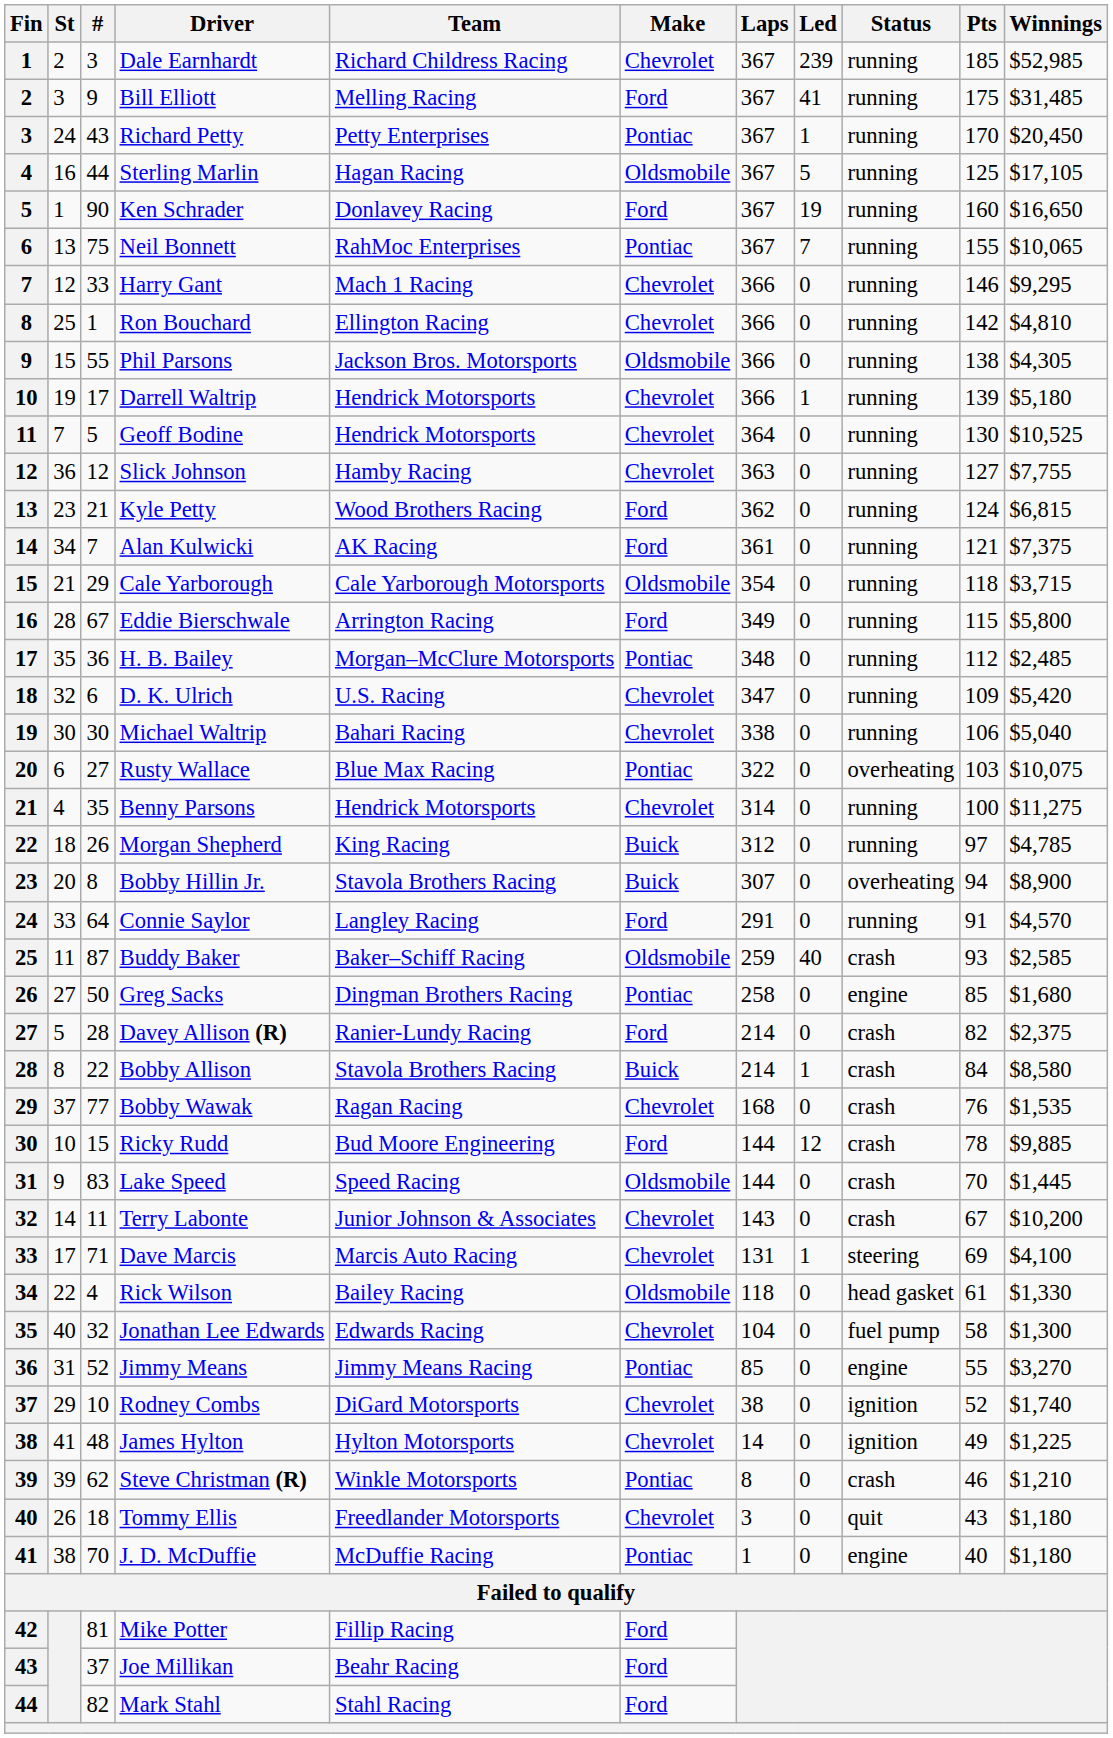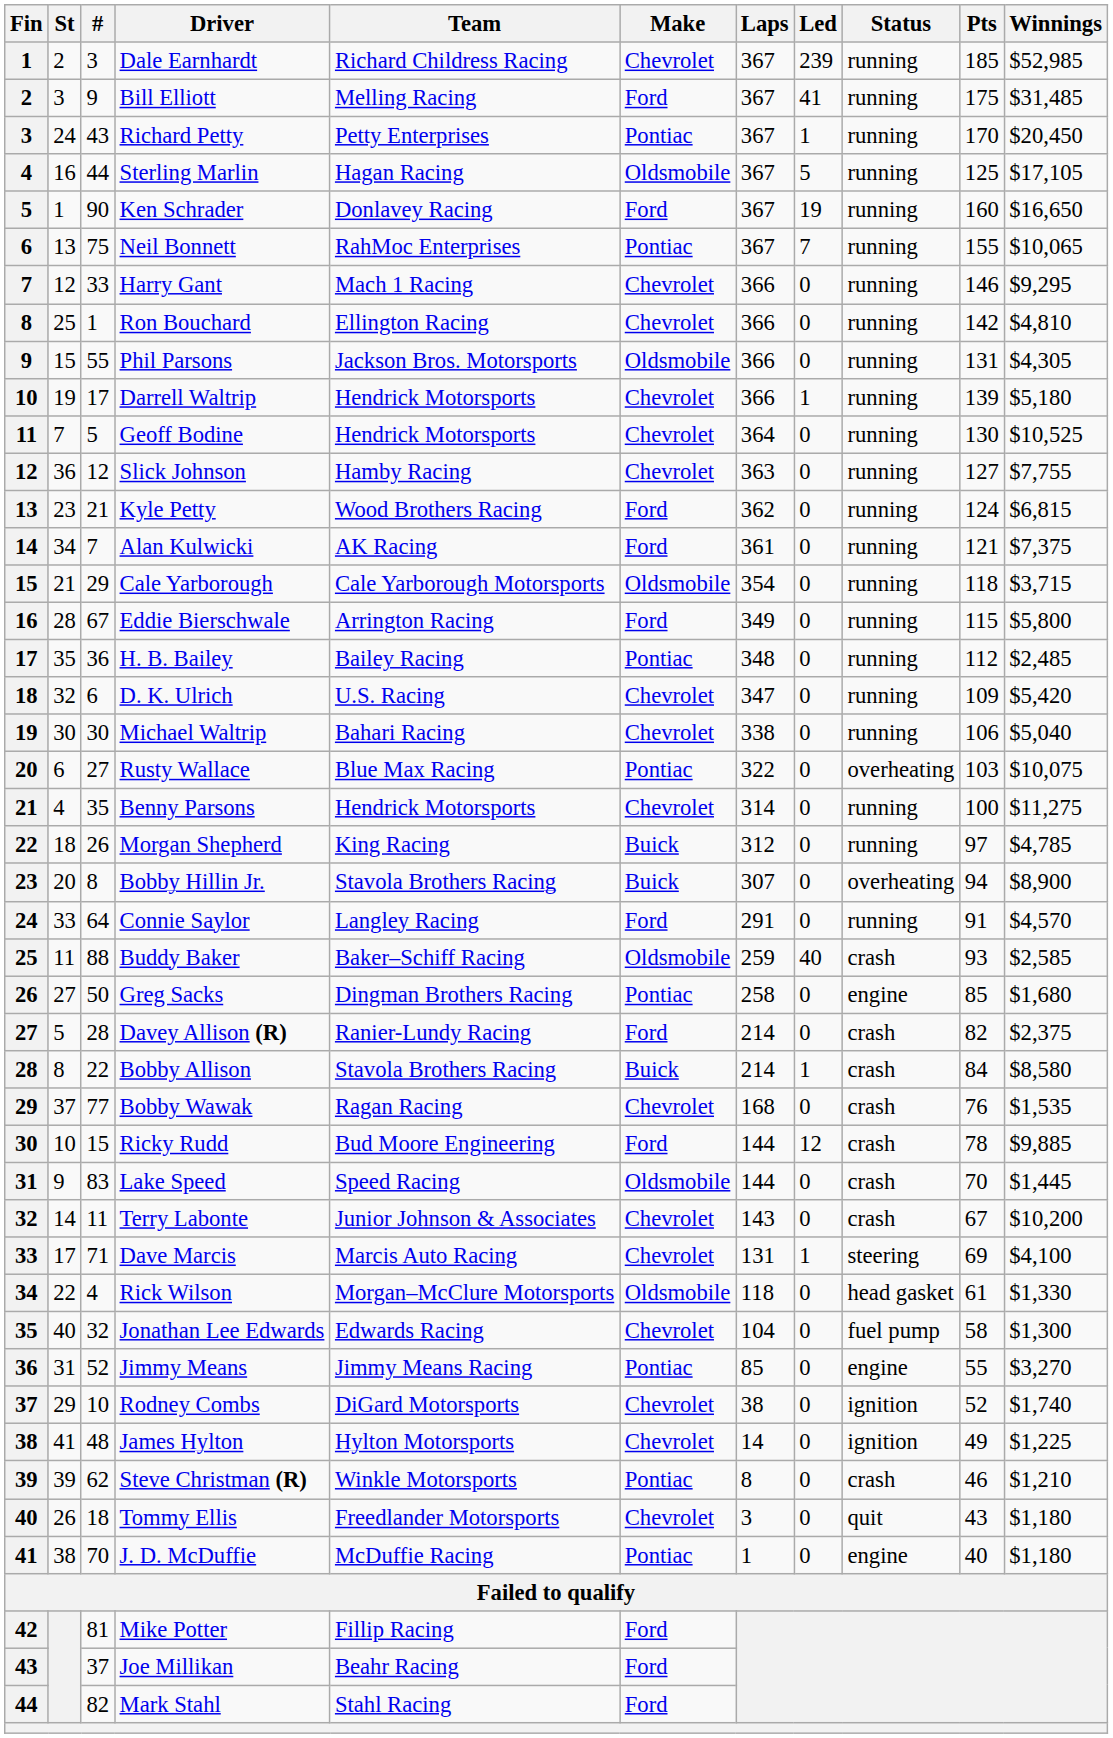(982, 359) 138 -> (982, 359) 131
(475, 658) Morgan–McClure Motorsports -> (399, 658) Bailey Racing
(98, 956) 87 -> (98, 956) 88
(399, 1293) Bailey Racing -> (475, 1293) Morgan–McClure Motorsports
